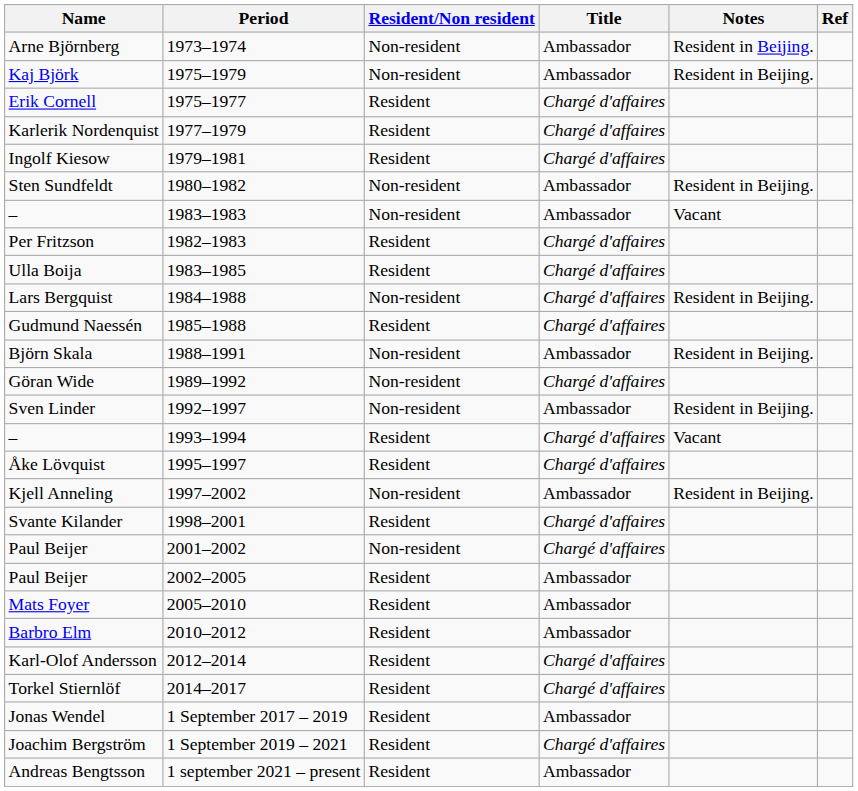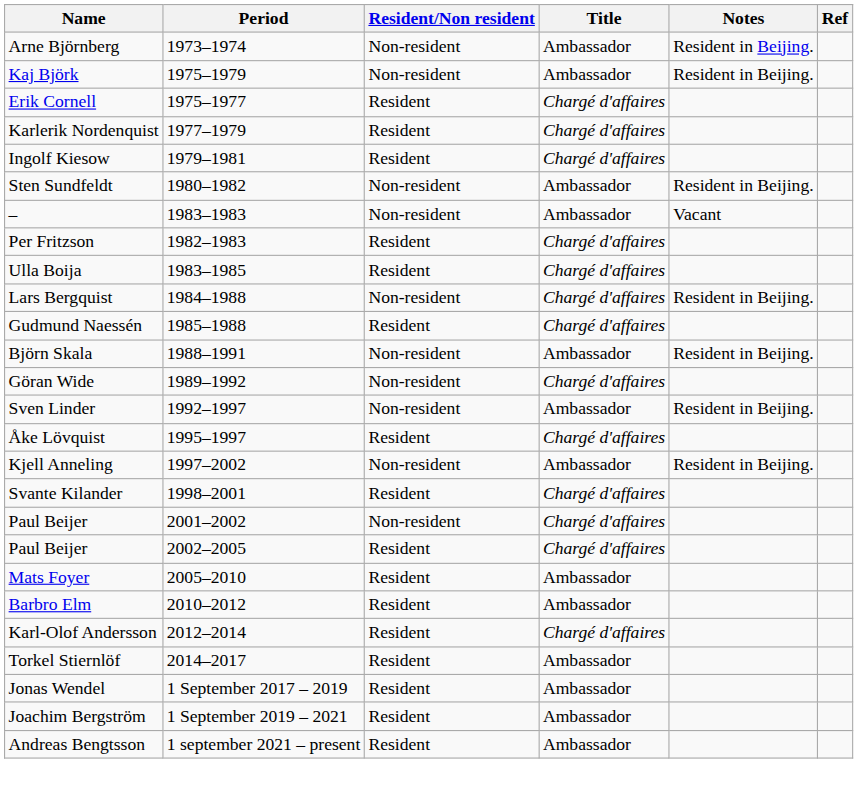- row: (13, 437)
(587, 576) Ambassador -> (604, 548) Chargé d'affaires
(604, 688) Chargé d'affaires -> (587, 660) Ambassador
(604, 744) Chargé d'affaires -> (587, 716) Ambassador
